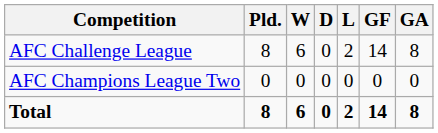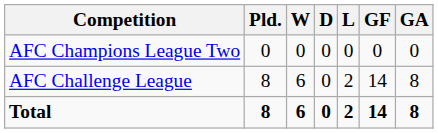rows swapped: (100, 50) <-> (125, 81)
